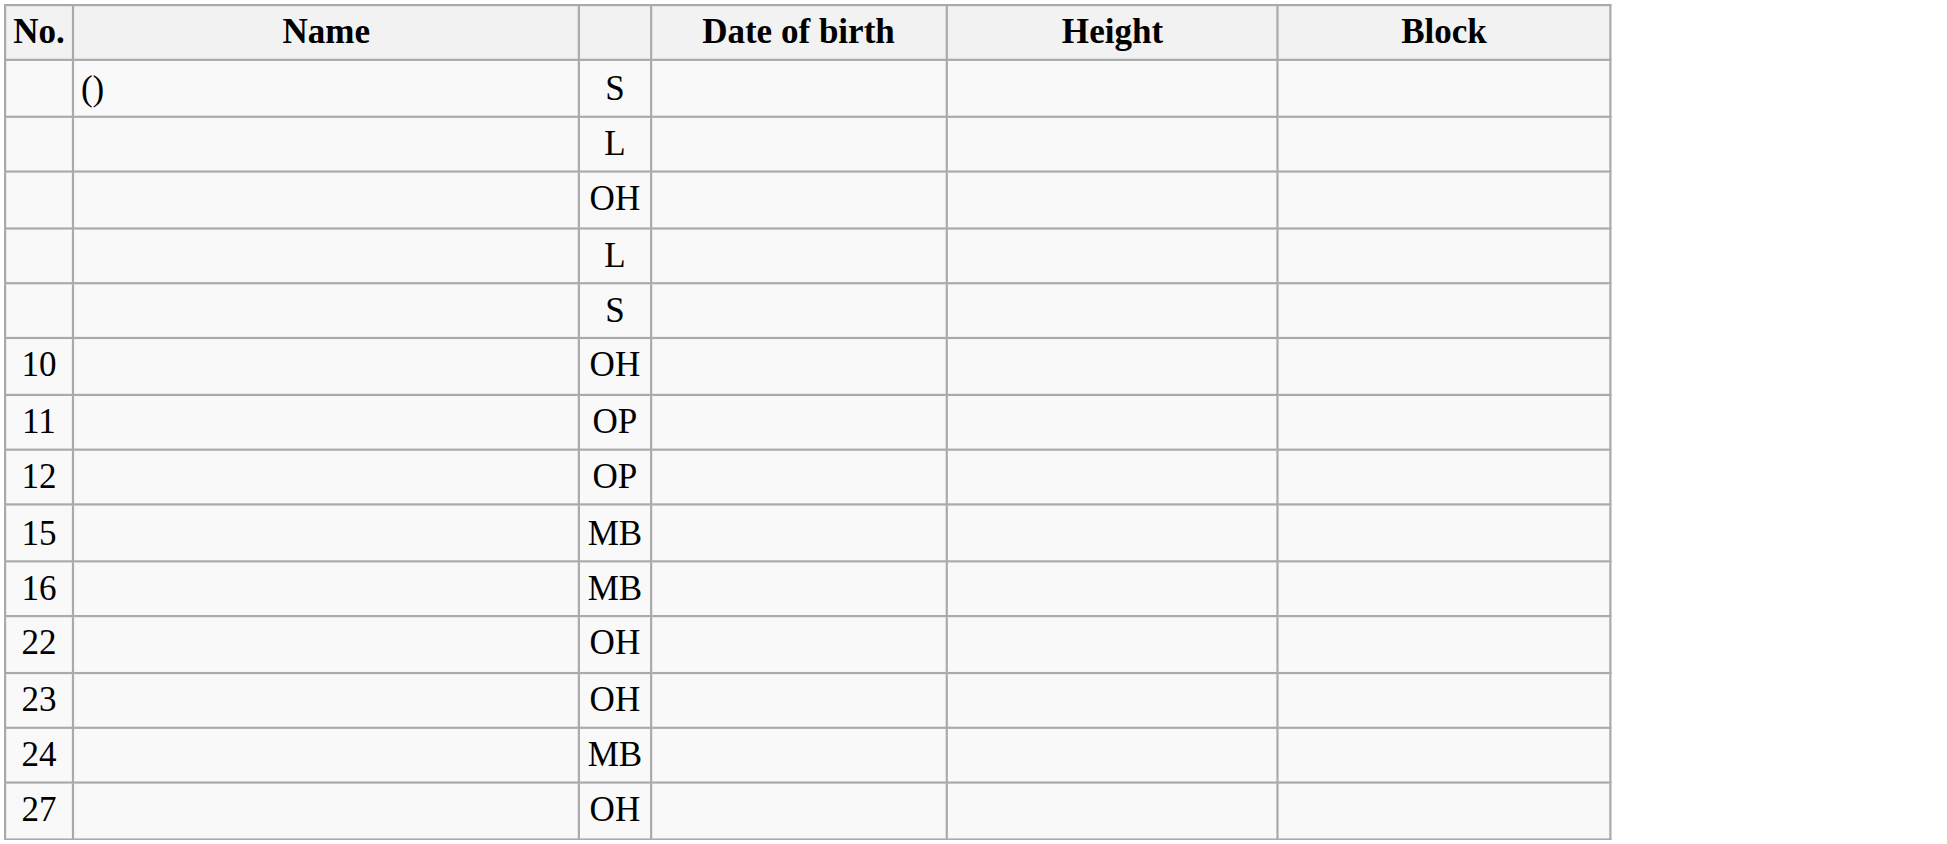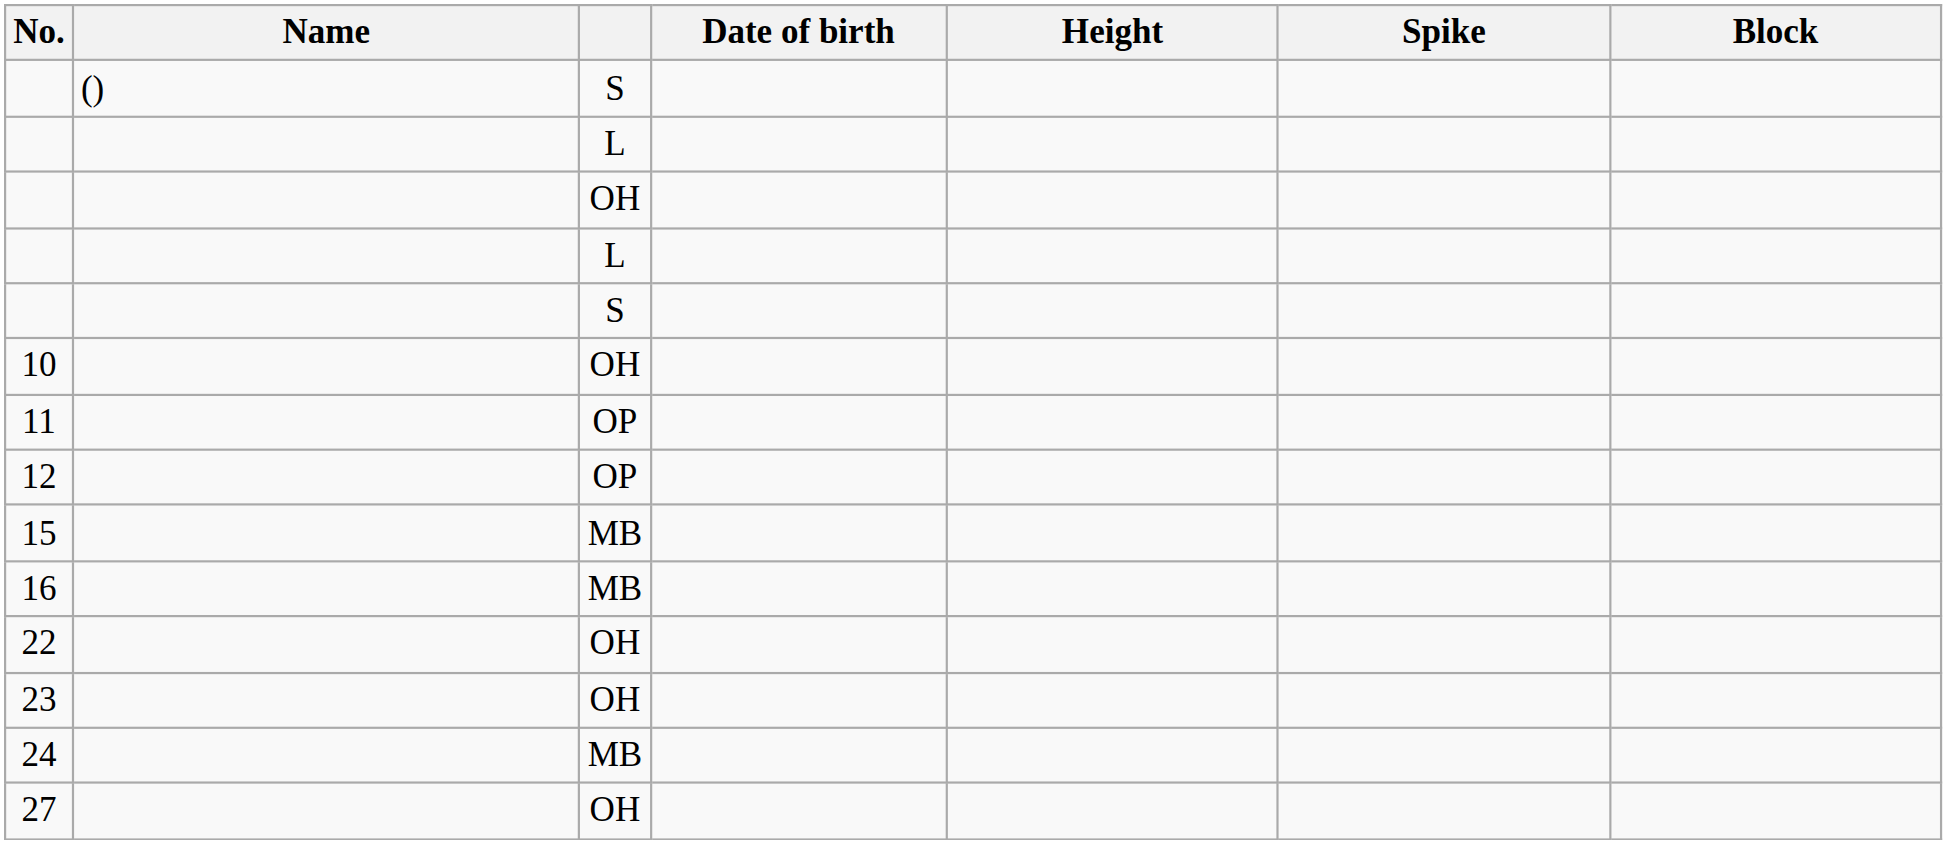+ column: (1444, 32)
